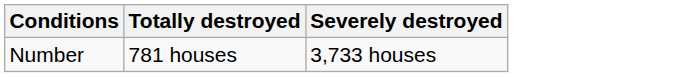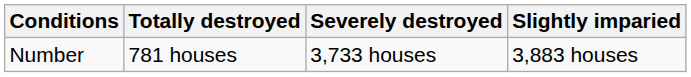+ column: (597, 21)
